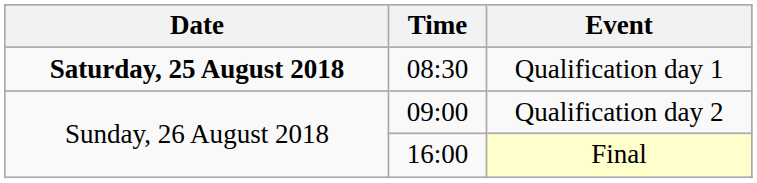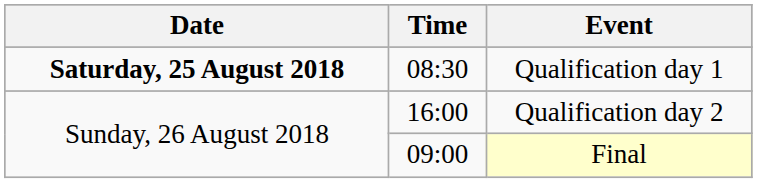(438, 111) 09:00 -> (438, 111) 16:00
(438, 154) 16:00 -> (438, 154) 09:00
